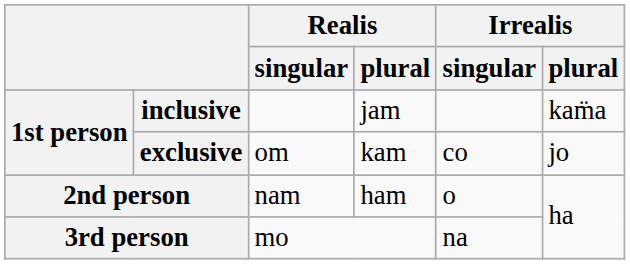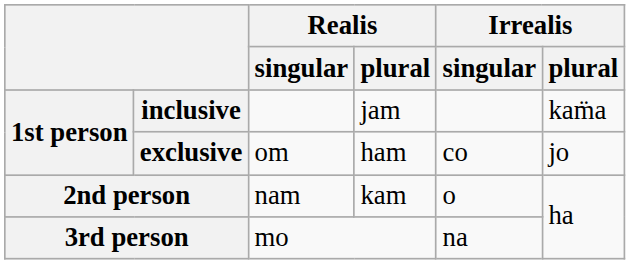(383, 152) kam -> (383, 152) ham
(383, 195) ham -> (383, 195) kam
